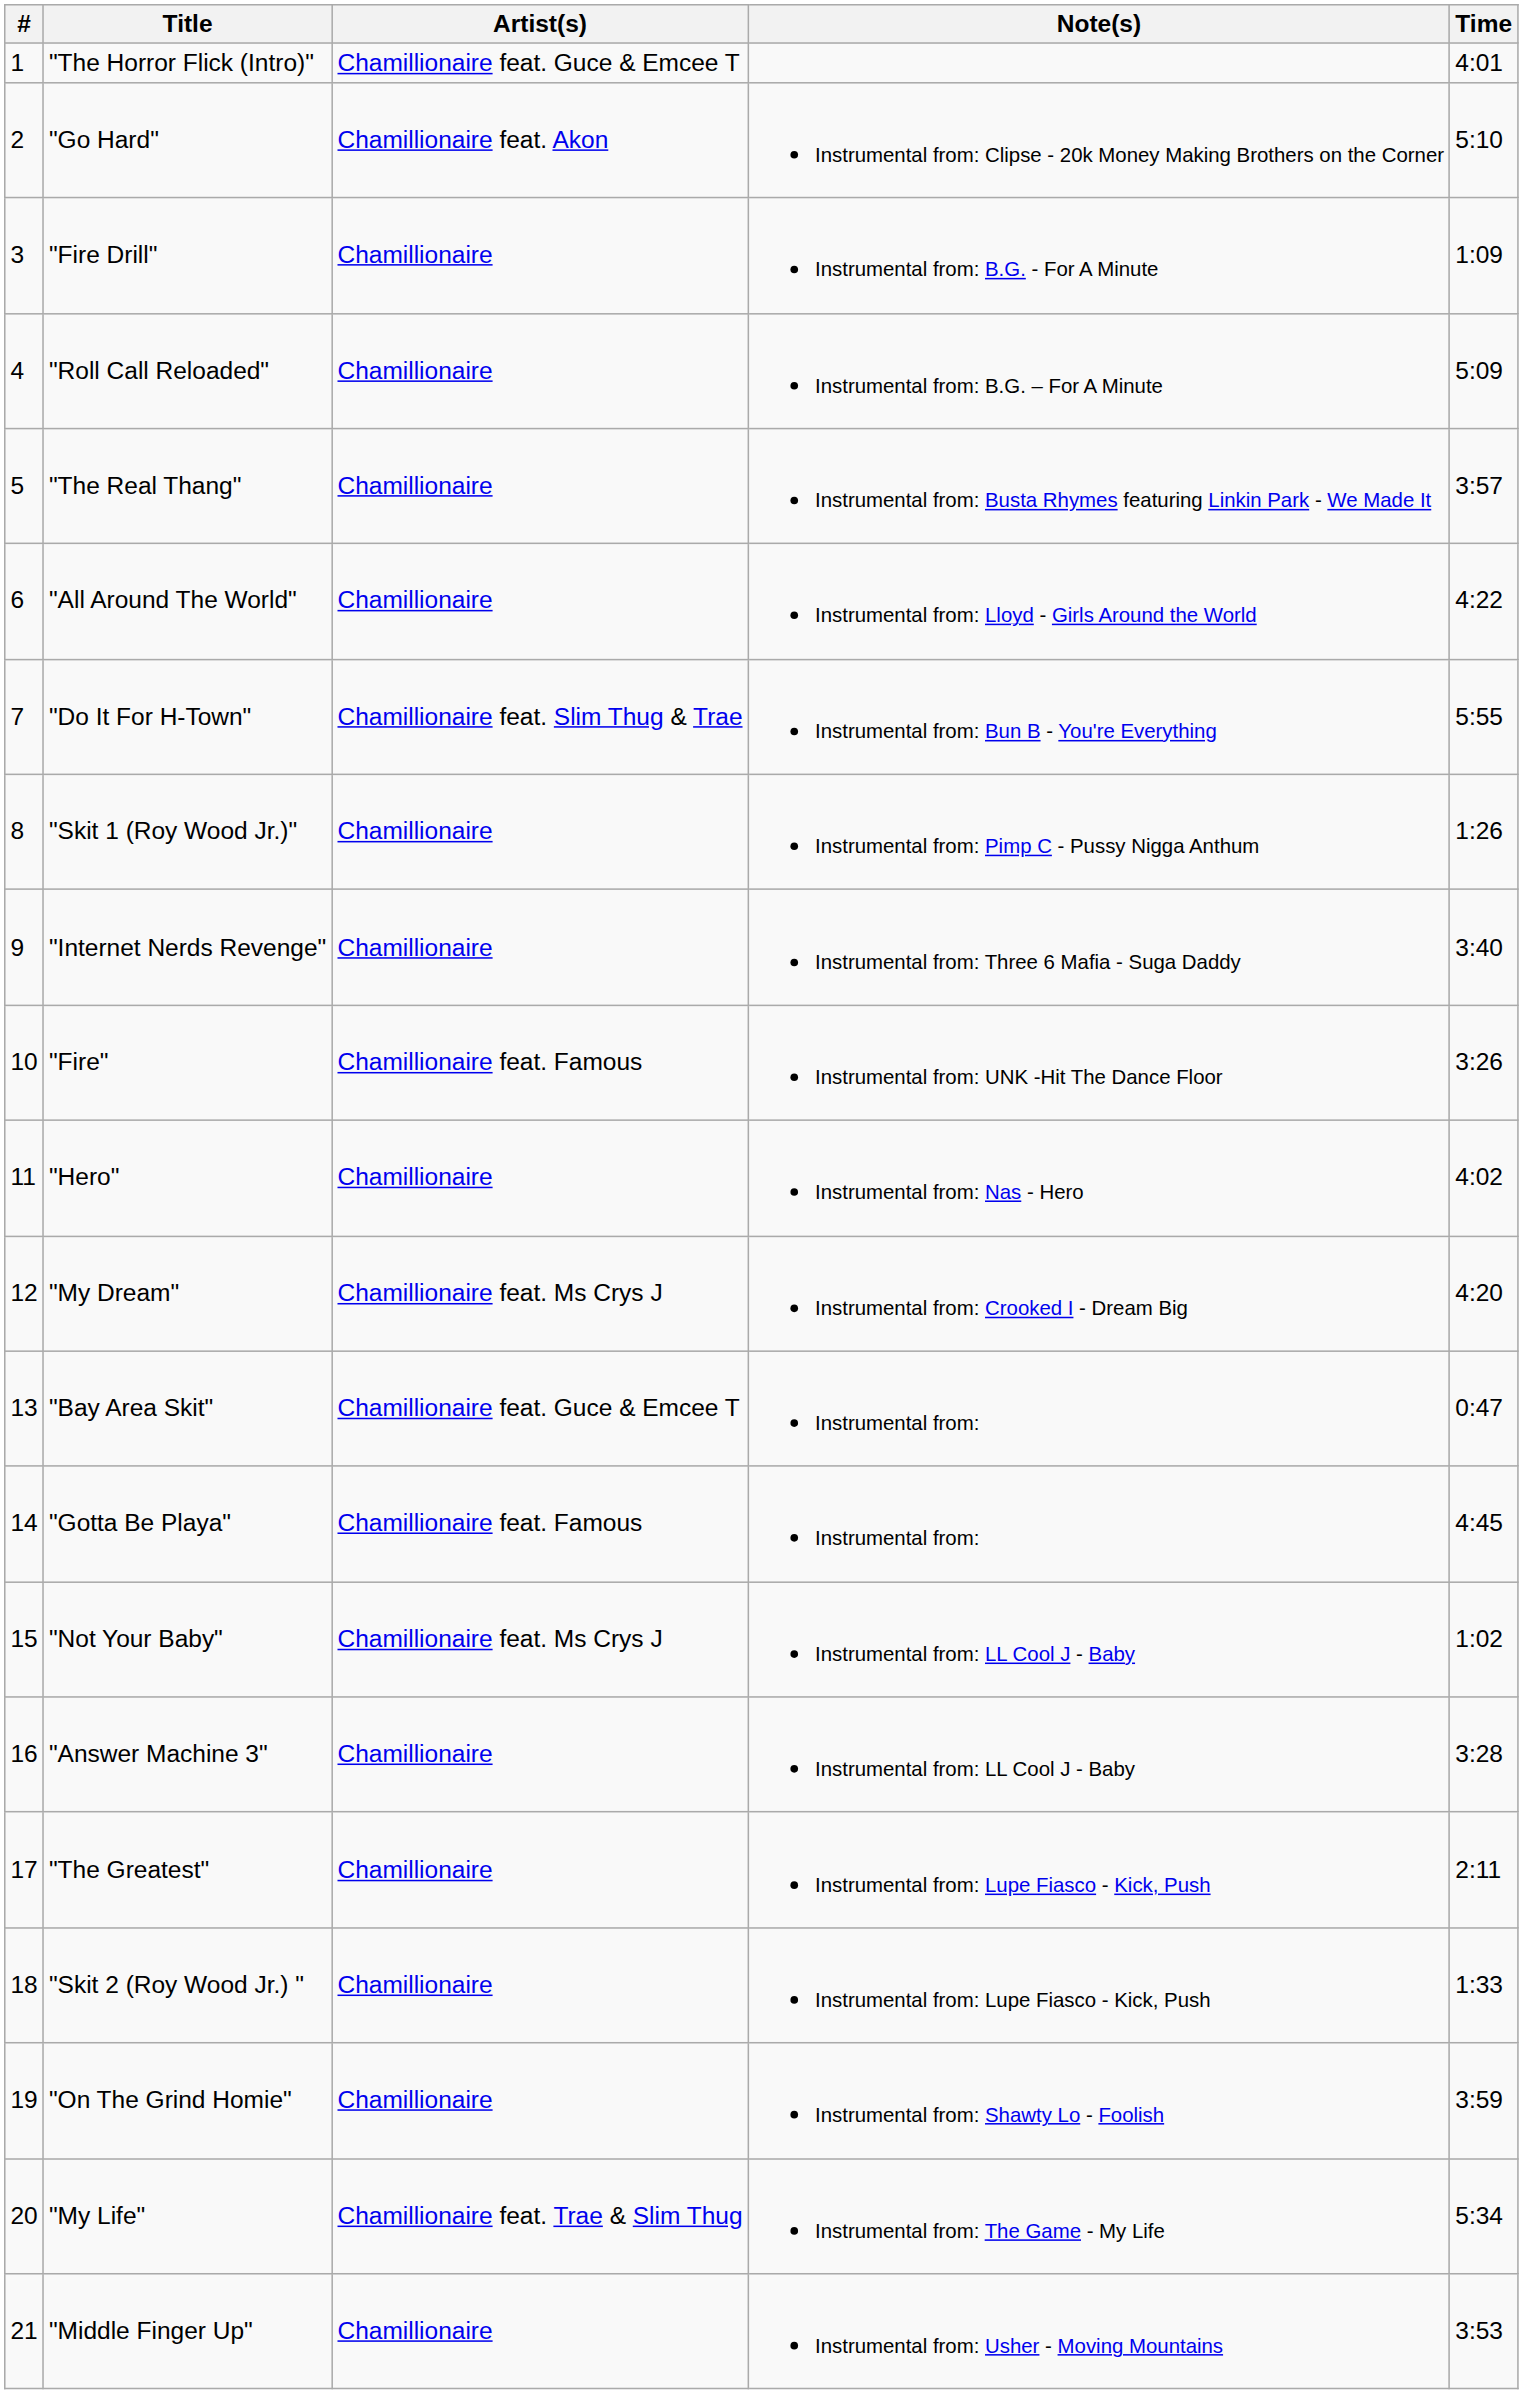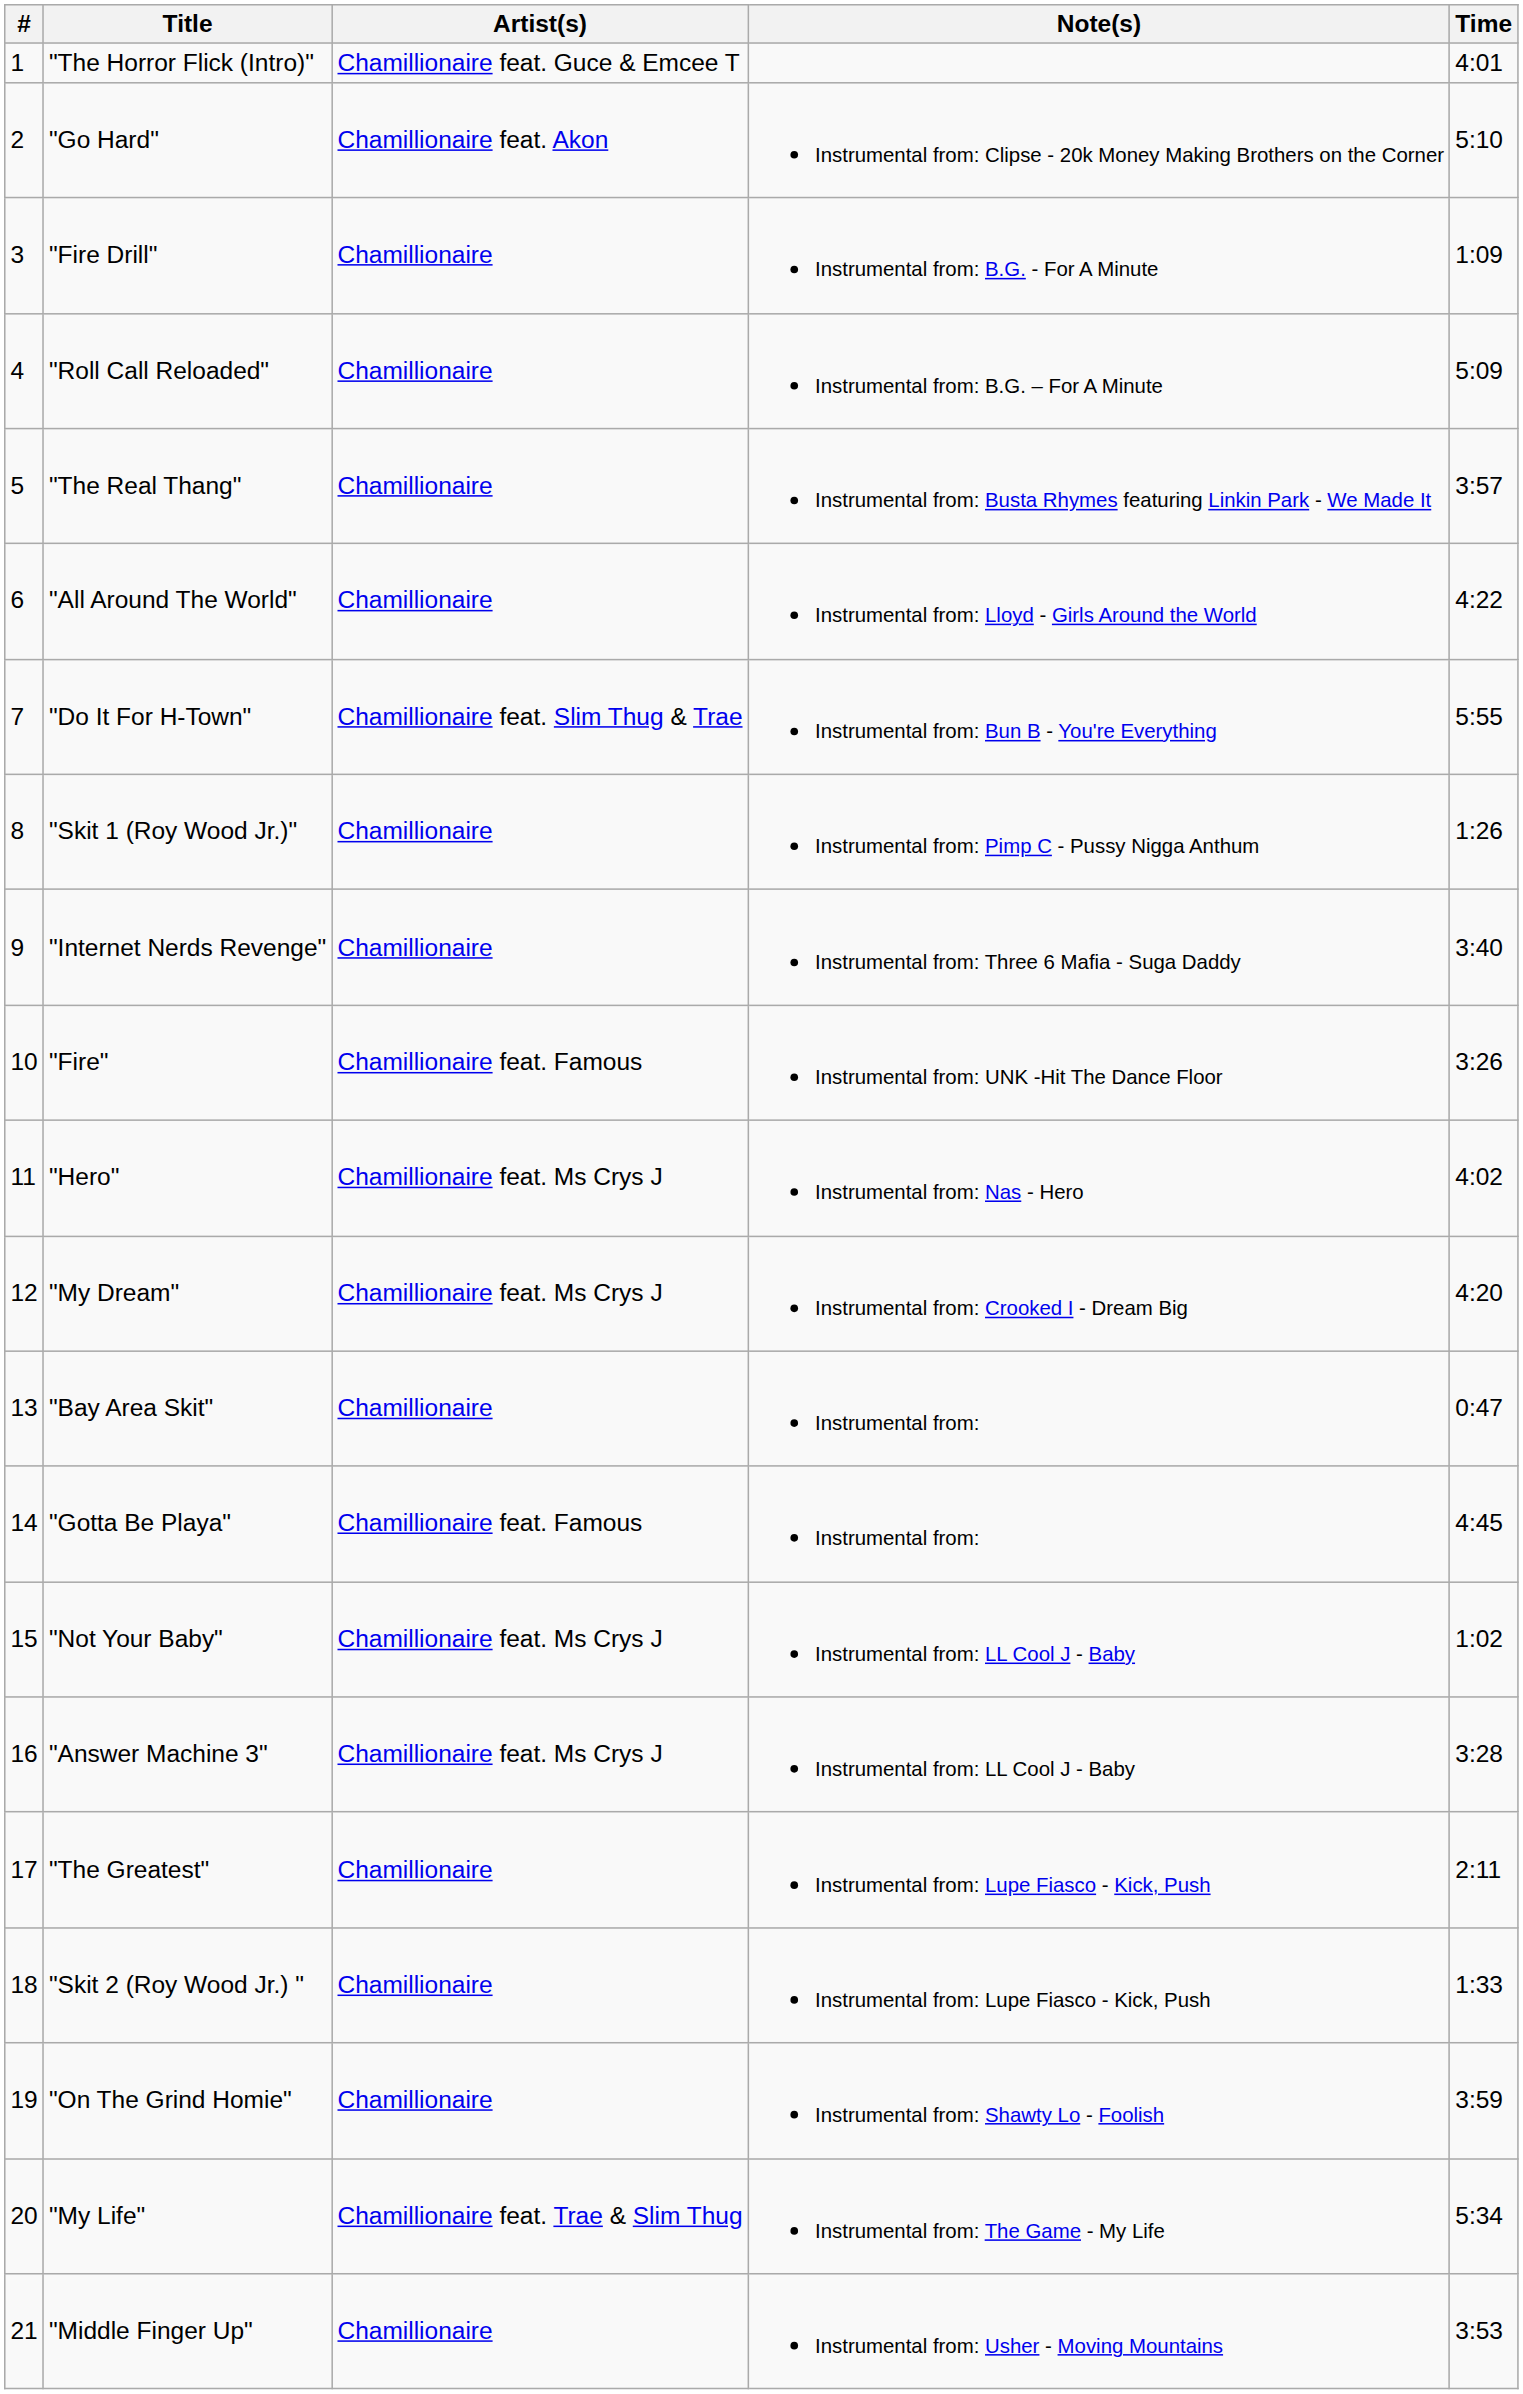(415, 1177) Chamillionaire -> (500, 1177) Chamillionaire feat. Ms Crys J
(539, 1408) Chamillionaire feat. Guce & Emcee T -> (415, 1408) Chamillionaire
(415, 1754) Chamillionaire -> (500, 1754) Chamillionaire feat. Ms Crys J
